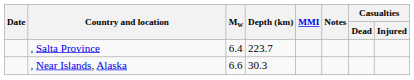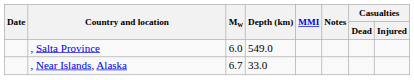(236, 48) 6.4 -> (236, 48) 6.0
(260, 48) 223.7 -> (260, 48) 549.0
(236, 65) 6.6 -> (236, 65) 6.7
(258, 65) 30.3 -> (258, 65) 33.0
